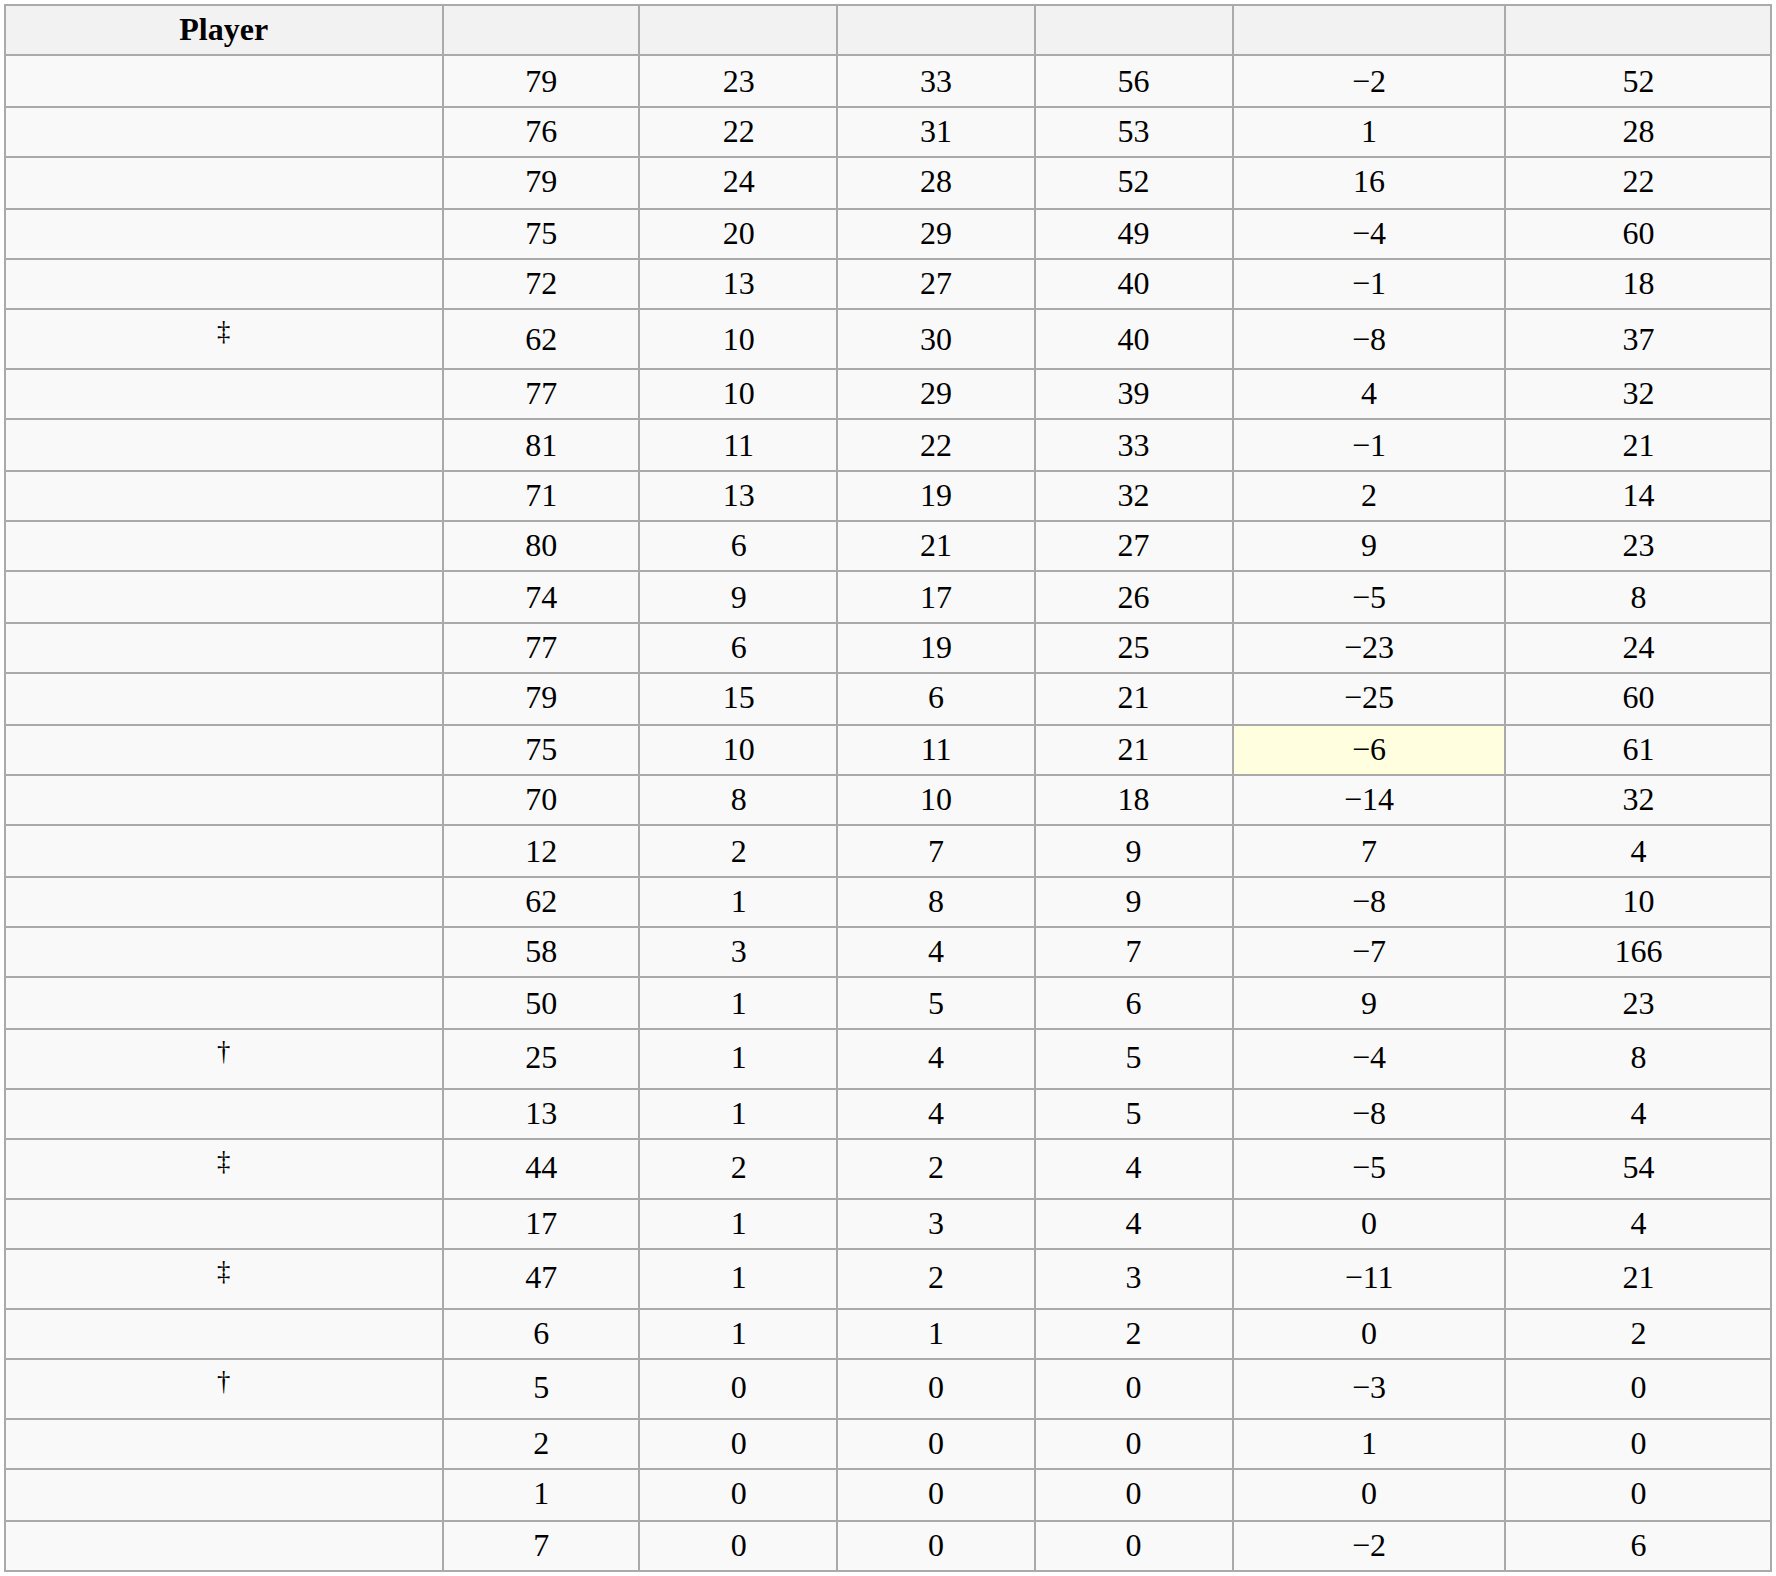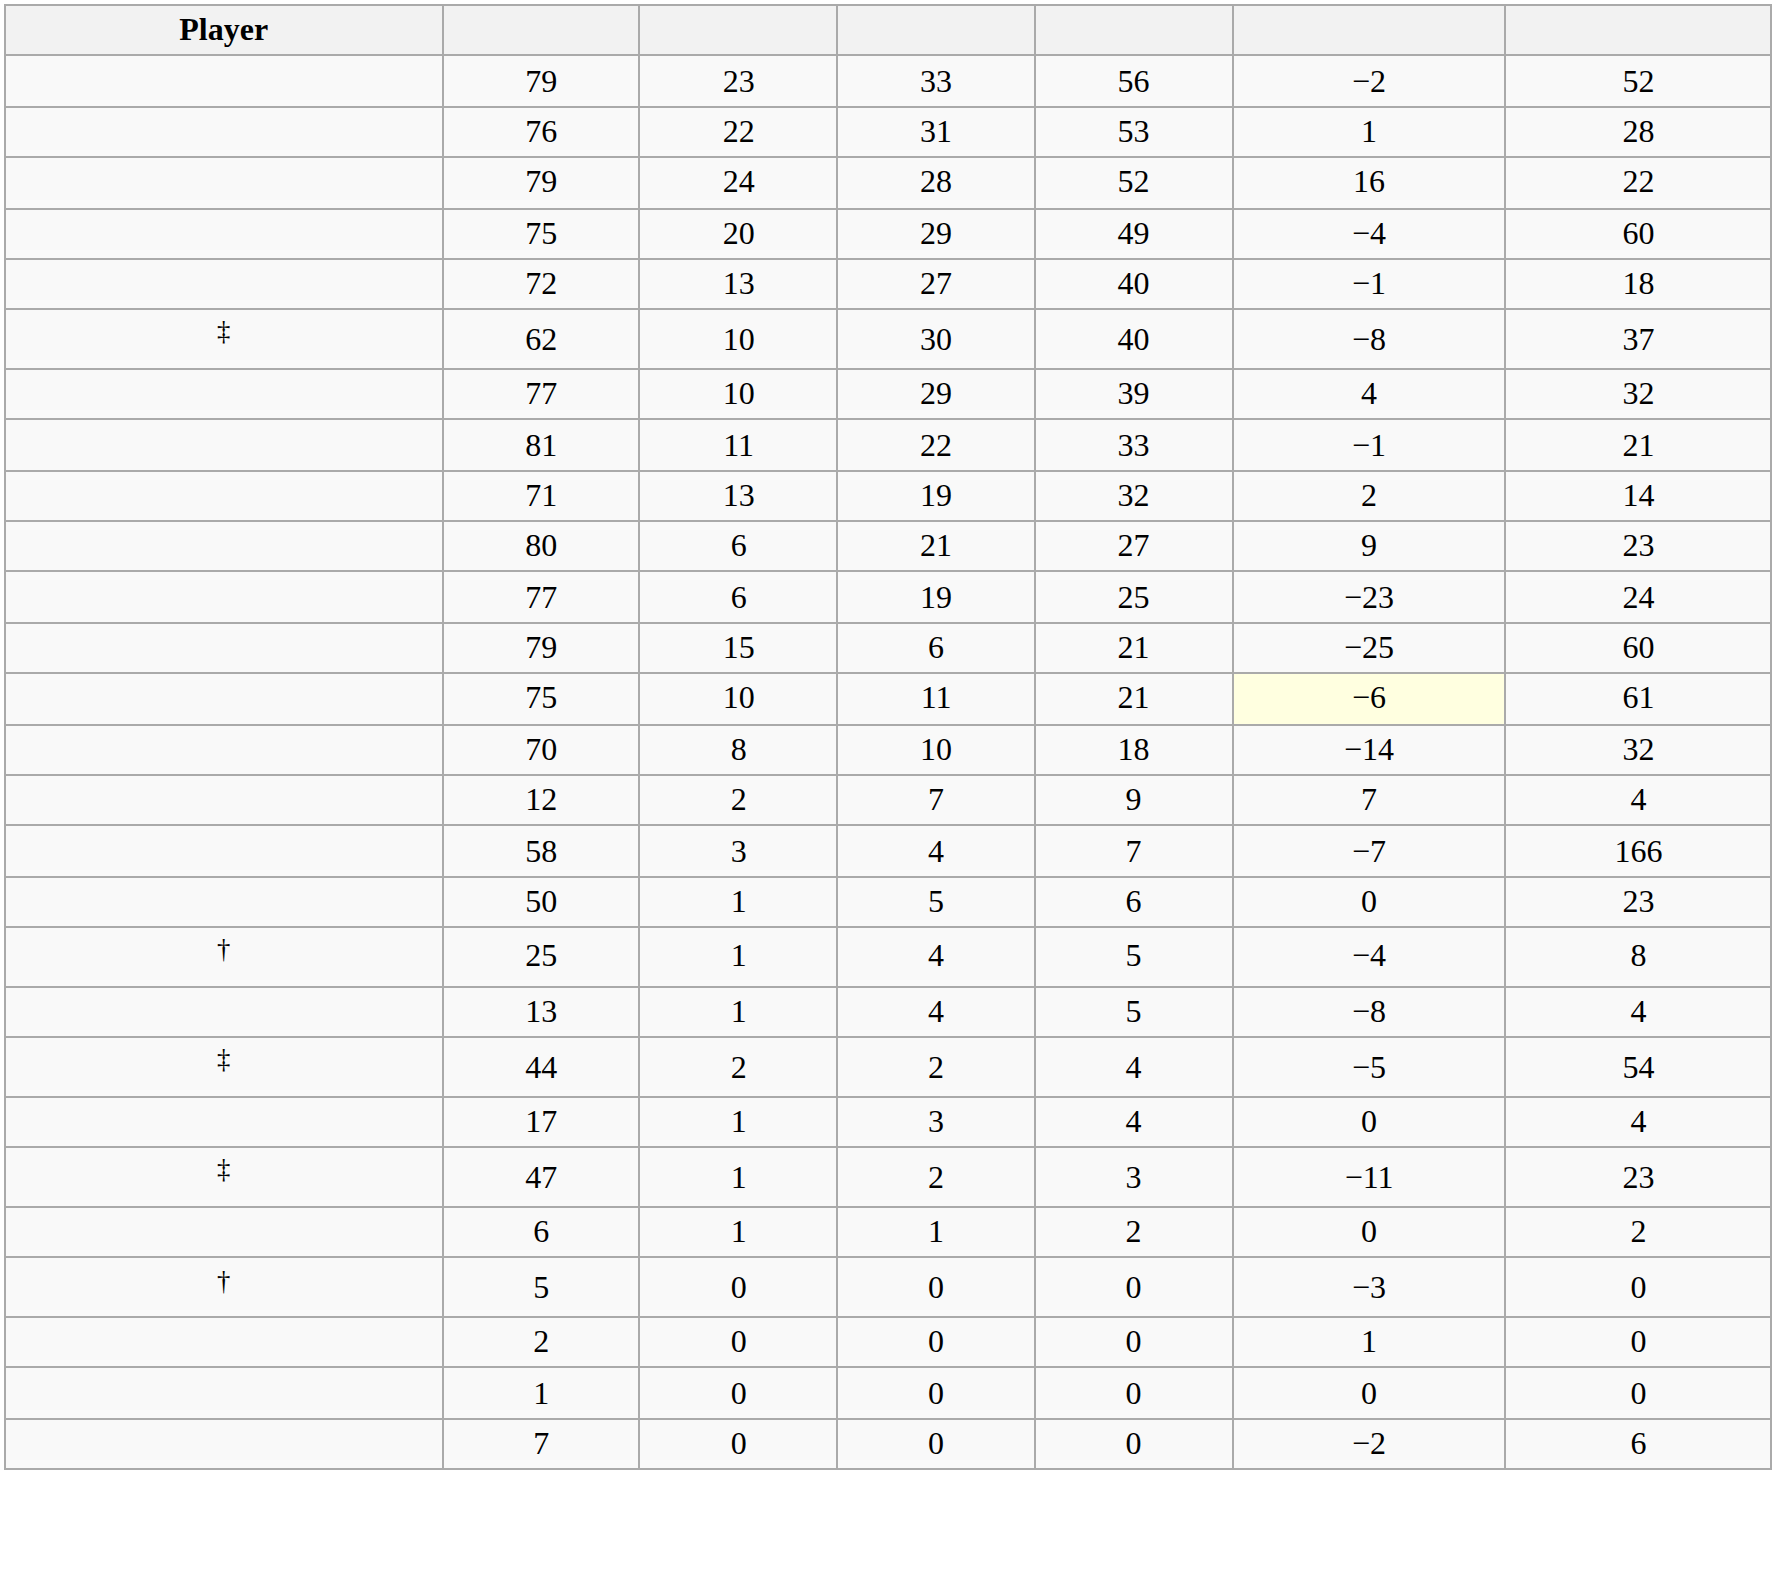- row: (541, 596)
- row: (541, 901)
(1369, 1002) 9 -> (1369, 901) 0
(1638, 1278) 21 -> (1638, 1176) 23
